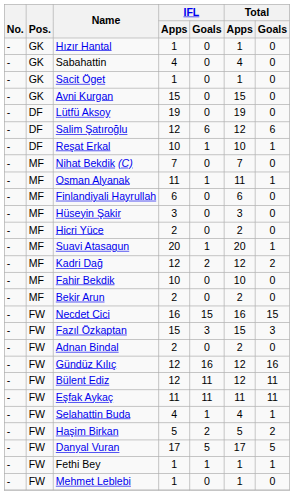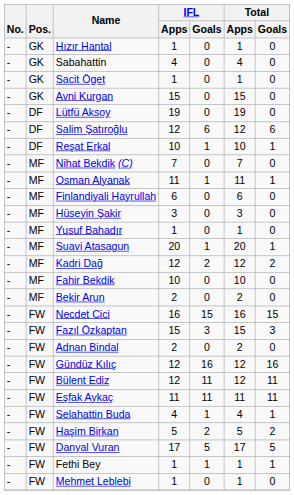- row: (80, 230)
+ row: (89, 230)
